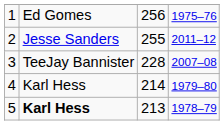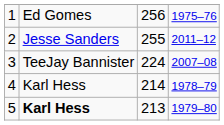(153, 62) 228 -> (153, 62) 224
(194, 85) 1979–80 -> (194, 85) 1978–79
(194, 108) 1978–79 -> (194, 108) 1979–80
